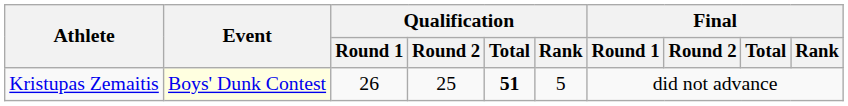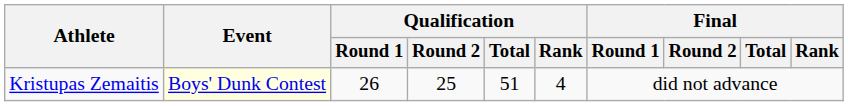(510, 84) bold -> (510, 84) normal
(561, 84) 5 -> (561, 84) 4
